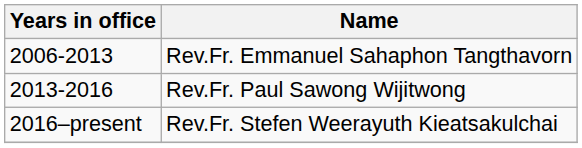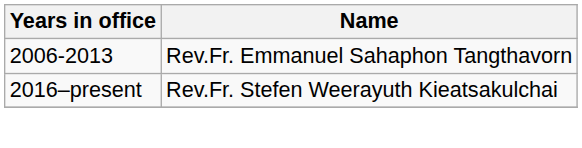- row: (316, 90)
